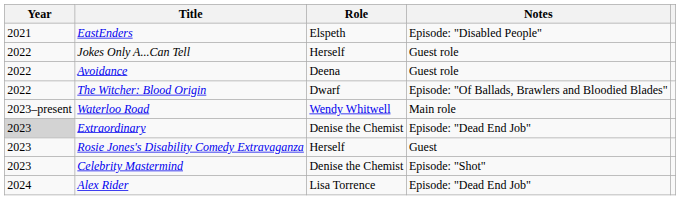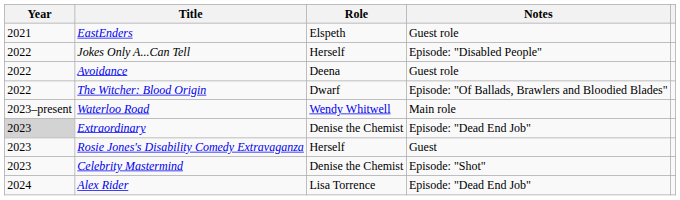(475, 33) Episode: "Disabled People" -> (434, 33) Guest role
(434, 52) Guest role -> (475, 52) Episode: "Disabled People"
